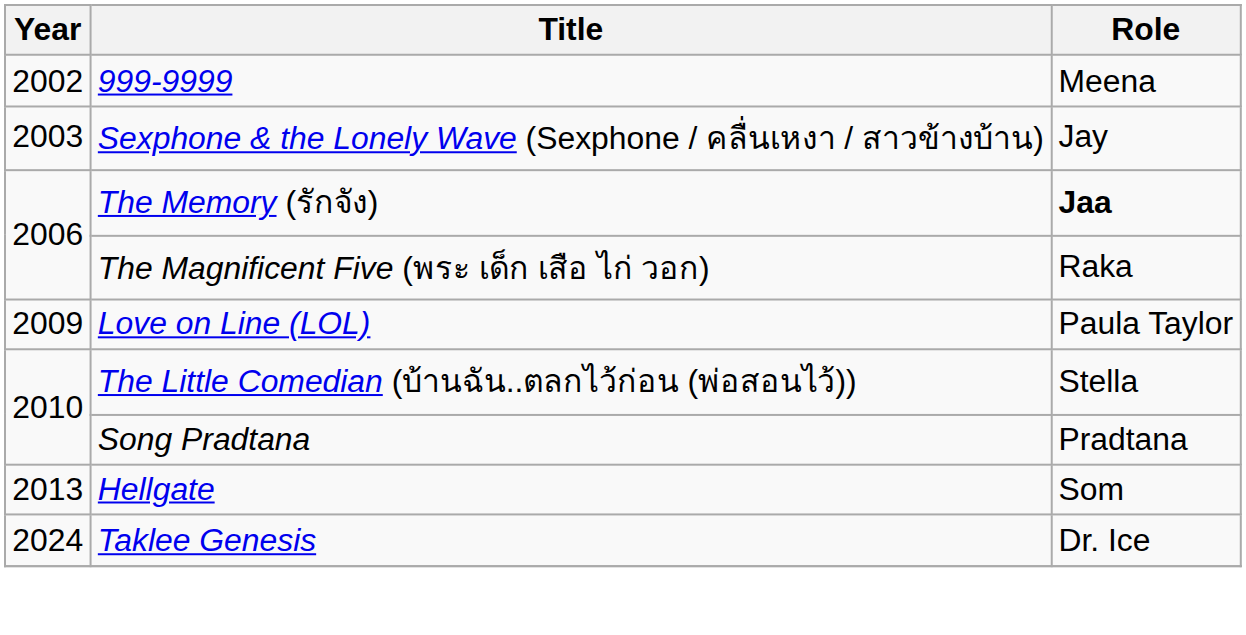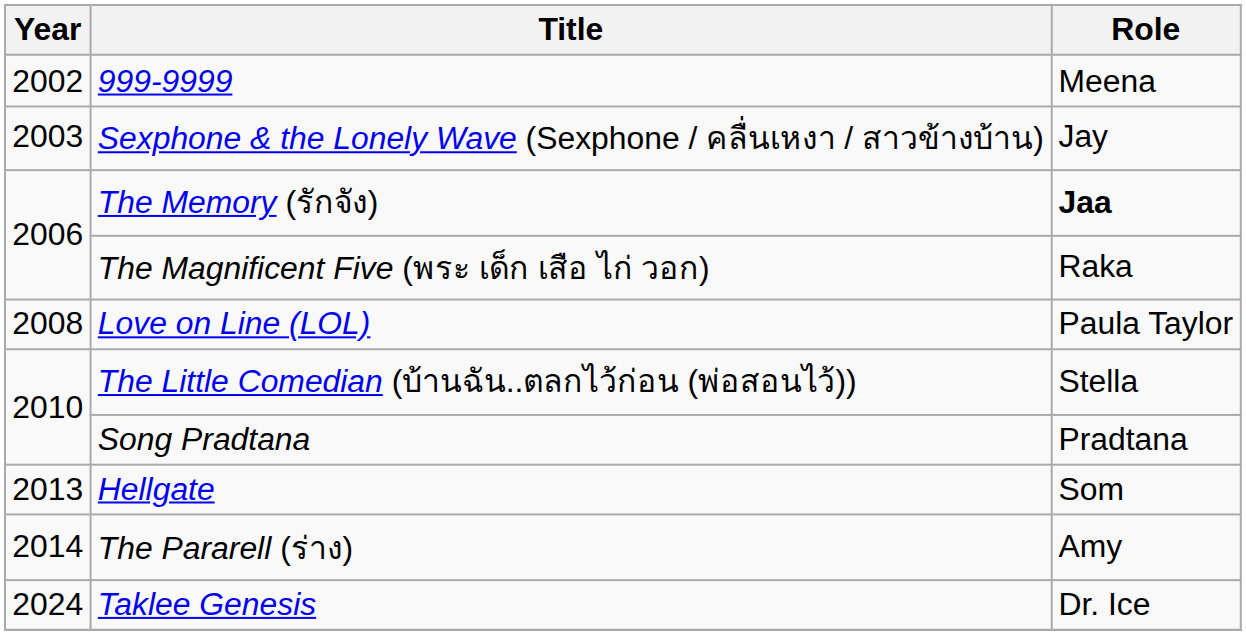(48, 324) 2009 -> (48, 324) 2008
+ row: (225, 547)
